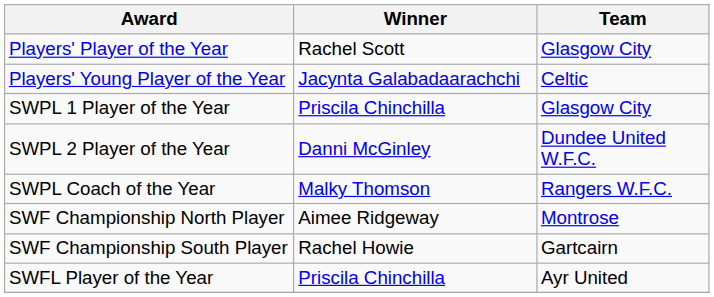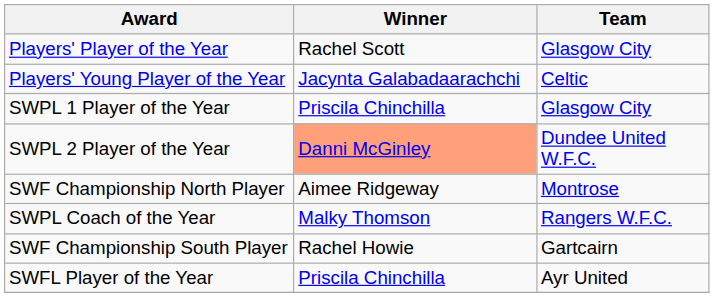(364, 148) no background -> (364, 148) lightsalmon background
rows swapped: (112, 188) <-> (147, 218)
